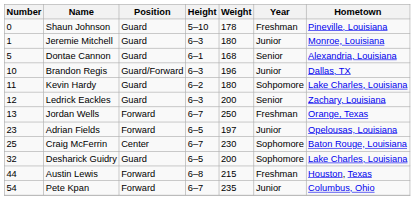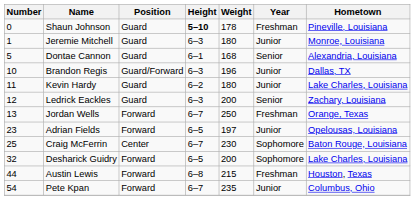(198, 27) normal -> (198, 27) bold
(280, 85) Sohpomore -> (269, 85) Junior
(134, 159) Guard -> (138, 159) Forward
